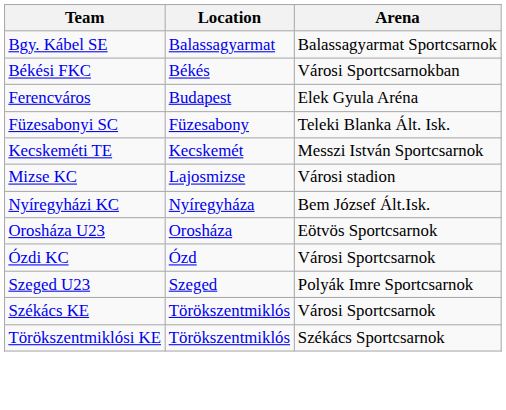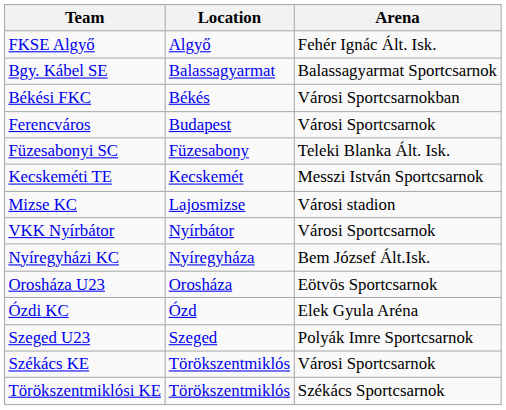+ row: (52, 44)
(358, 97) Elek Gyula Aréna -> (367, 124) Városi Sportcsarnok
+ row: (61, 230)
(367, 257) Városi Sportcsarnok -> (358, 310) Elek Gyula Aréna
